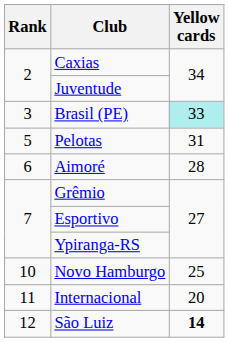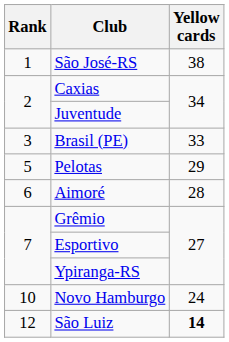+ row: (96, 62)
(196, 114) paleturquoise background -> (196, 140) no background
(196, 140) 31 -> (196, 166) 29
(196, 271) 25 -> (196, 297) 24
- row: (98, 297)
